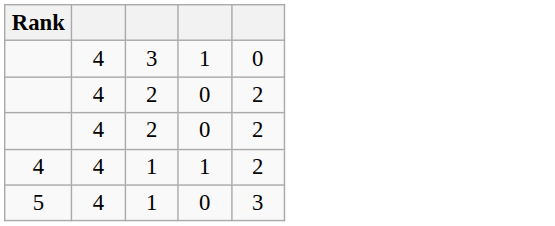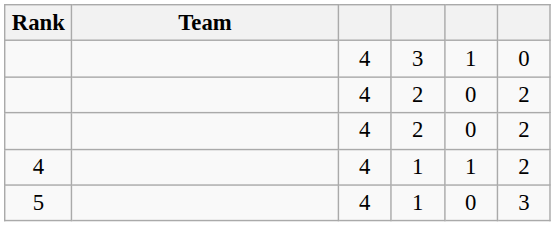+ column: (205, 22)
